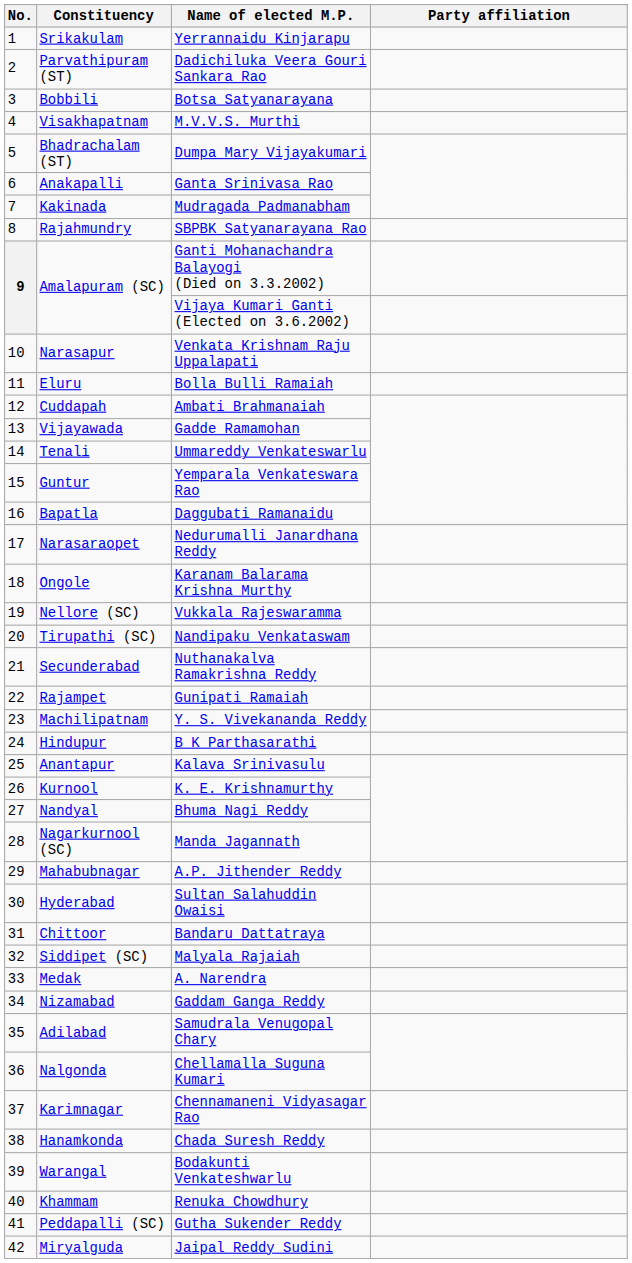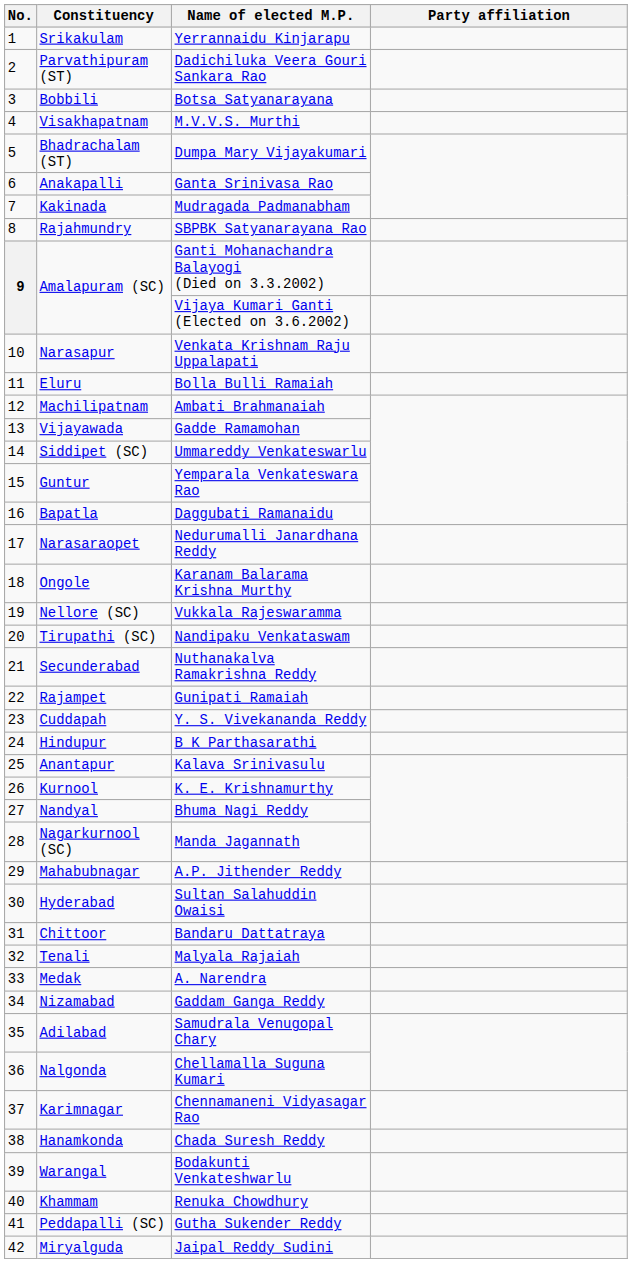(73, 407) Cuddapah -> (94, 407) Machilipatnam
(65, 452) Tenali -> (94, 452) Siddipet (SC)
(94, 720) Machilipatnam -> (73, 720) Cuddapah
(94, 957) Siddipet (SC) -> (65, 957) Tenali
